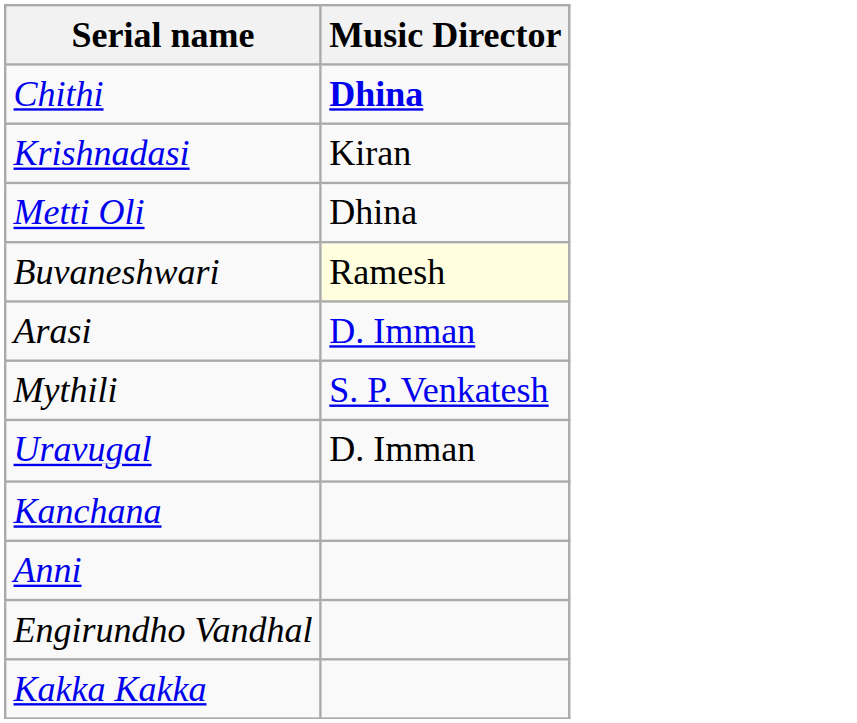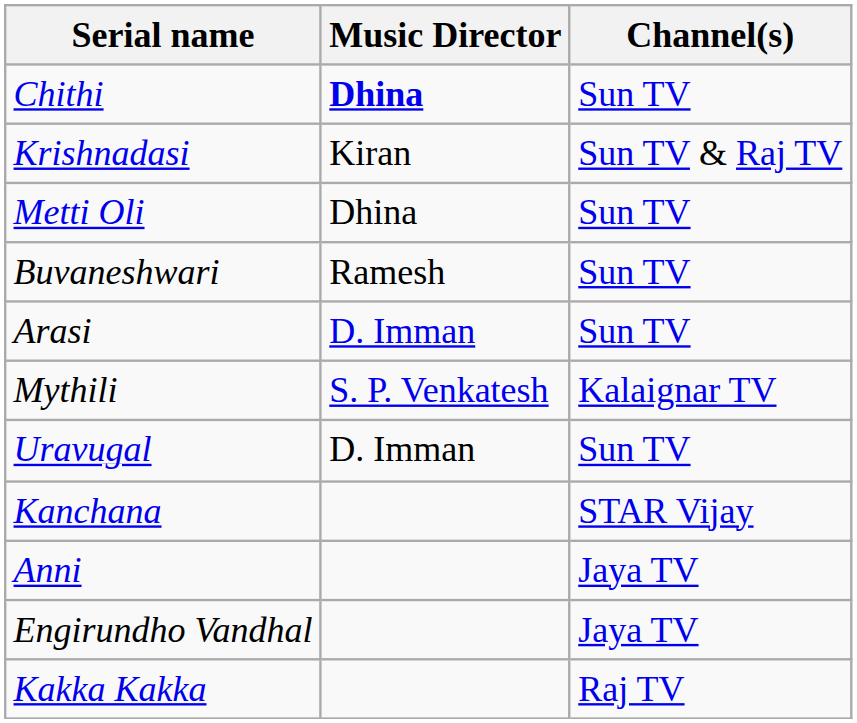+ column: (710, 34)
(387, 271) lightyellow background -> (387, 271) no background
